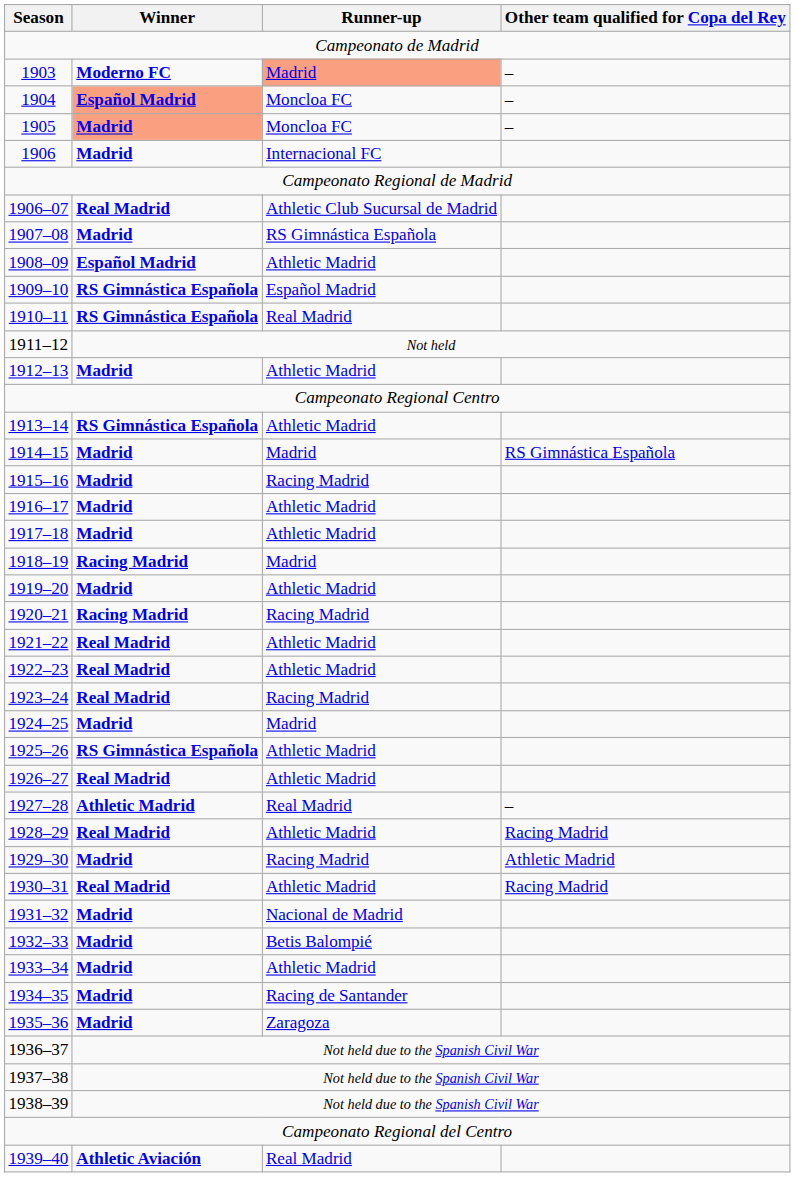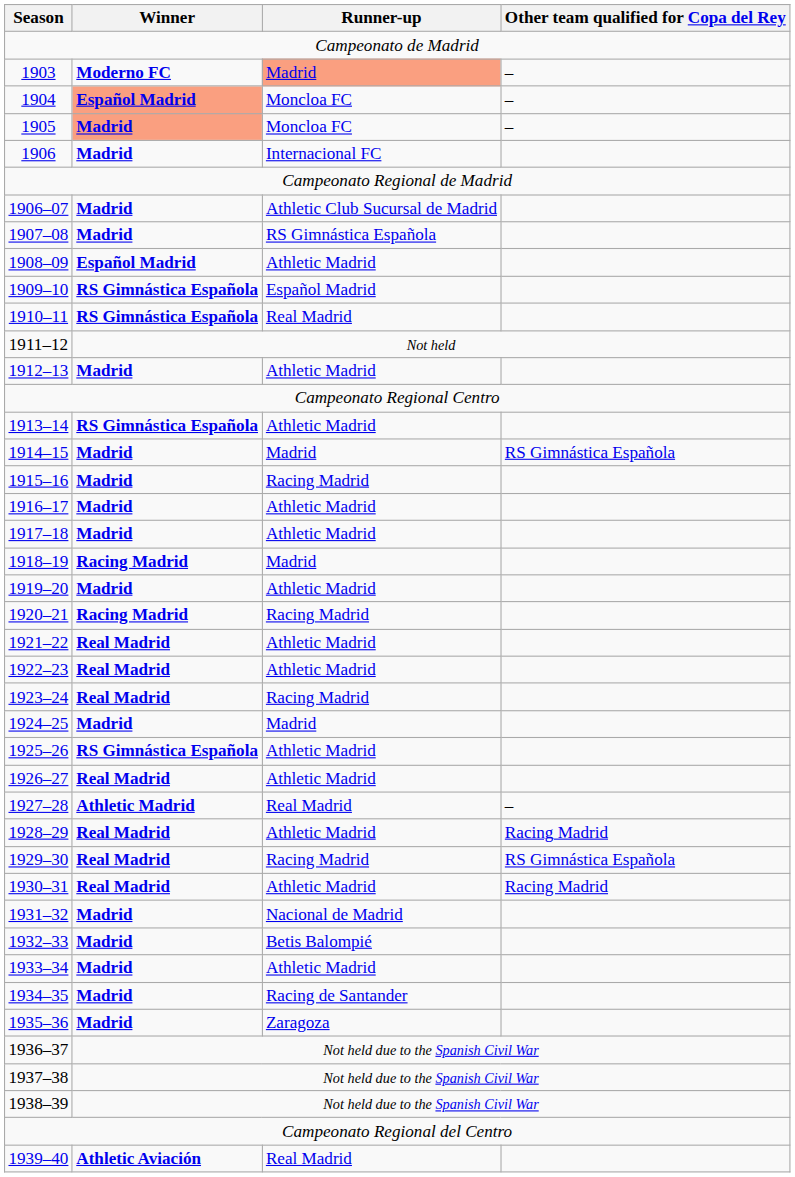(123, 208) Real Madrid -> (104, 208) Madrid
(104, 859) Madrid -> (123, 859) Real Madrid
(560, 859) Athletic Madrid -> (590, 859) RS Gimnástica Española
